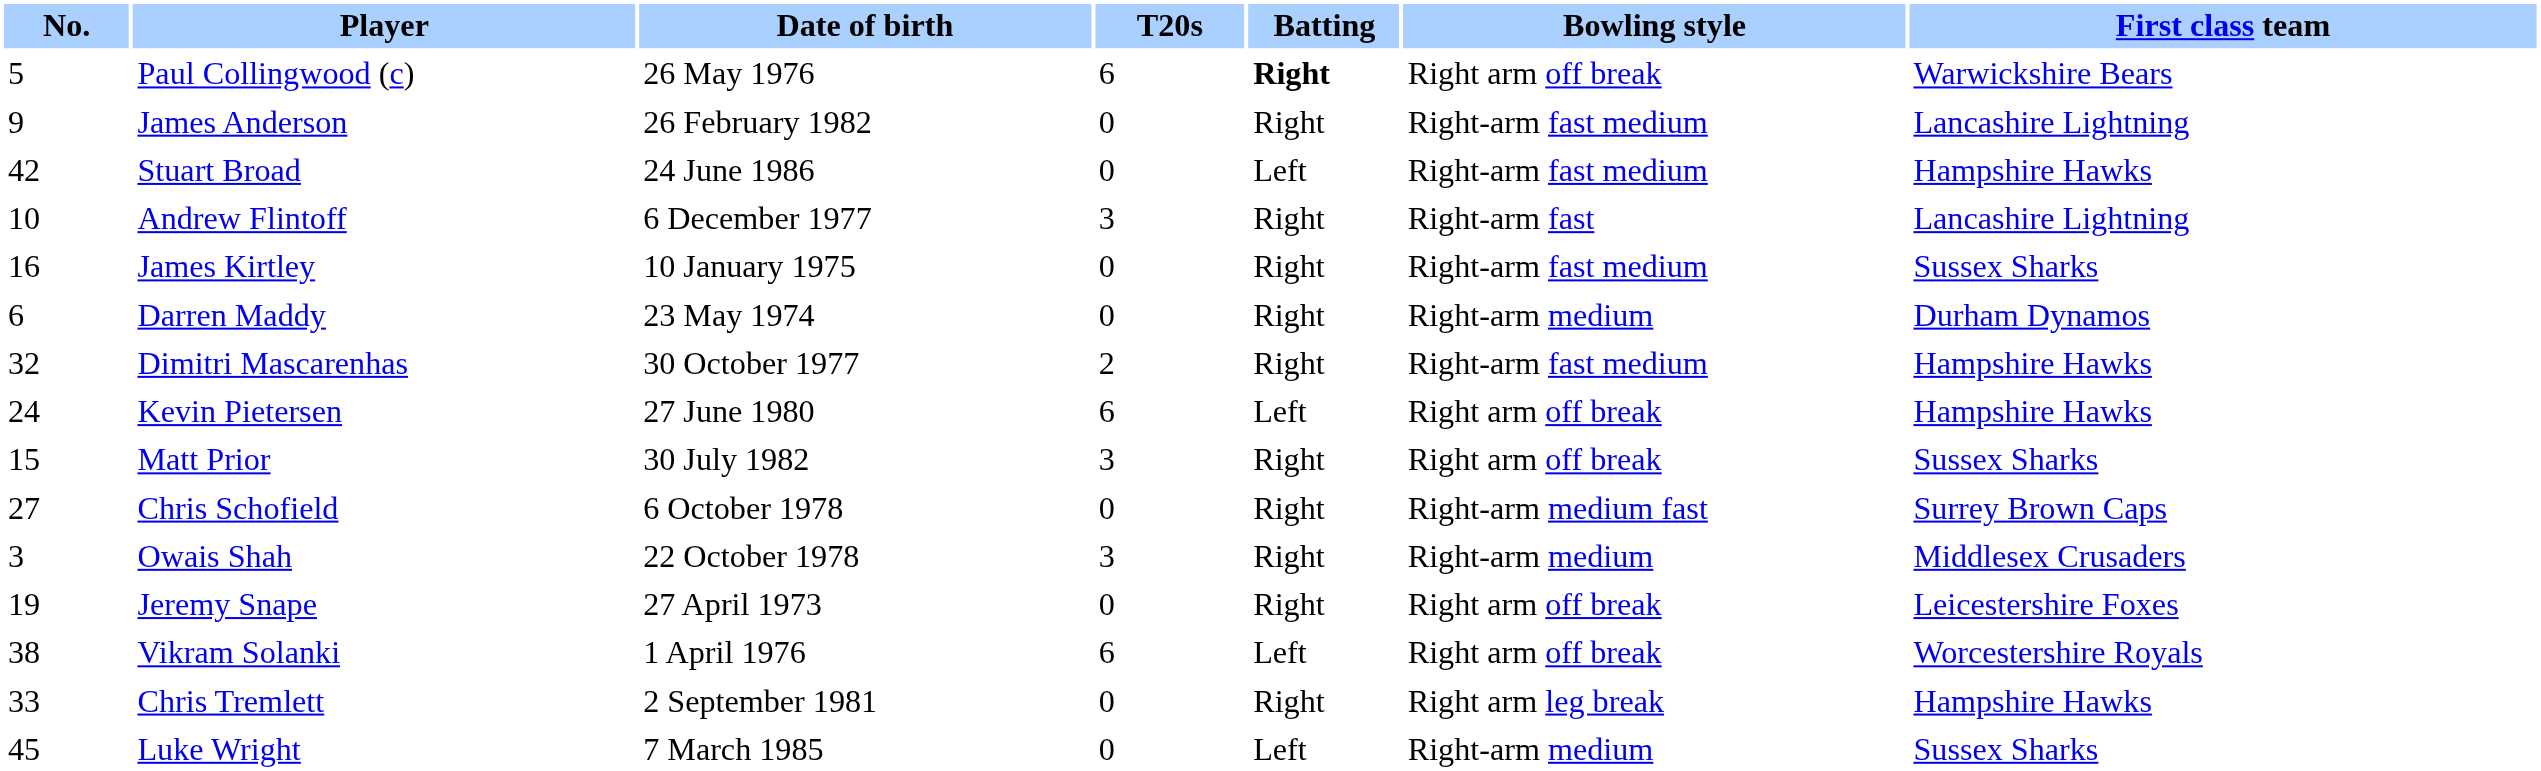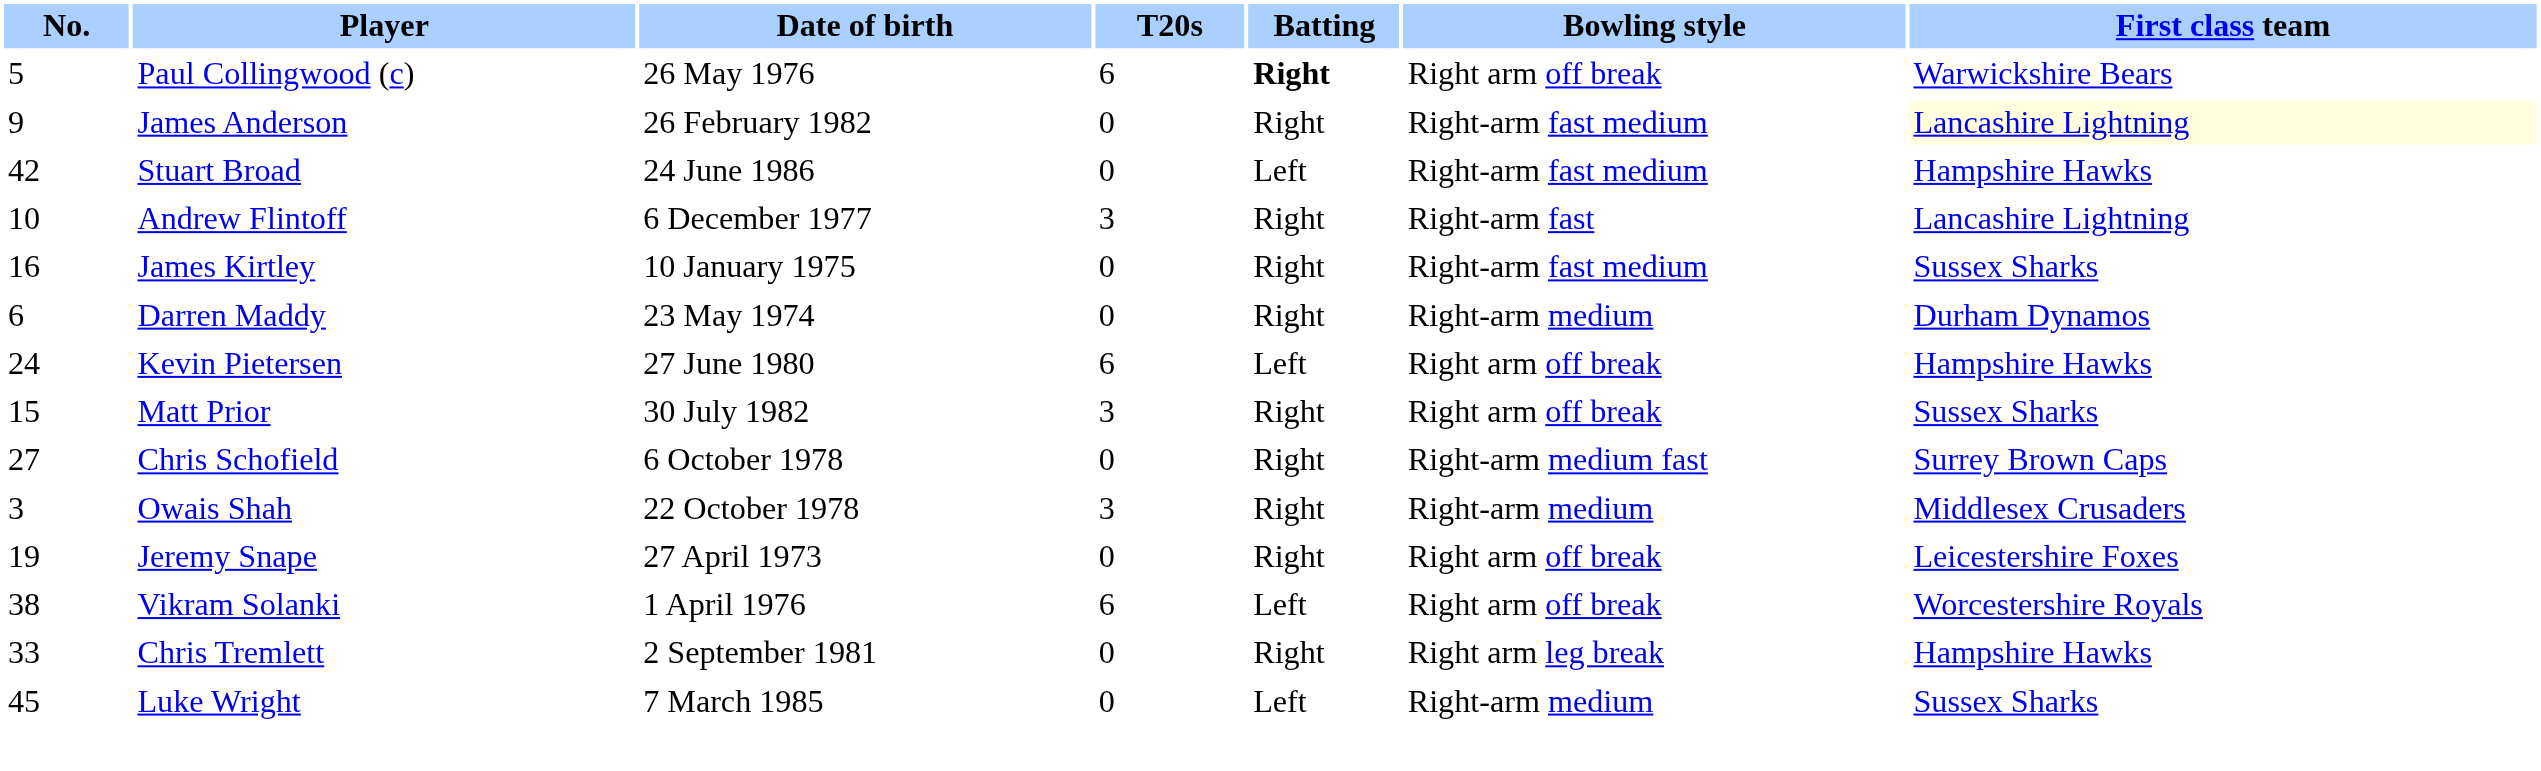(2051, 122) no background -> (2051, 122) lightyellow background
- row: (273, 363)
